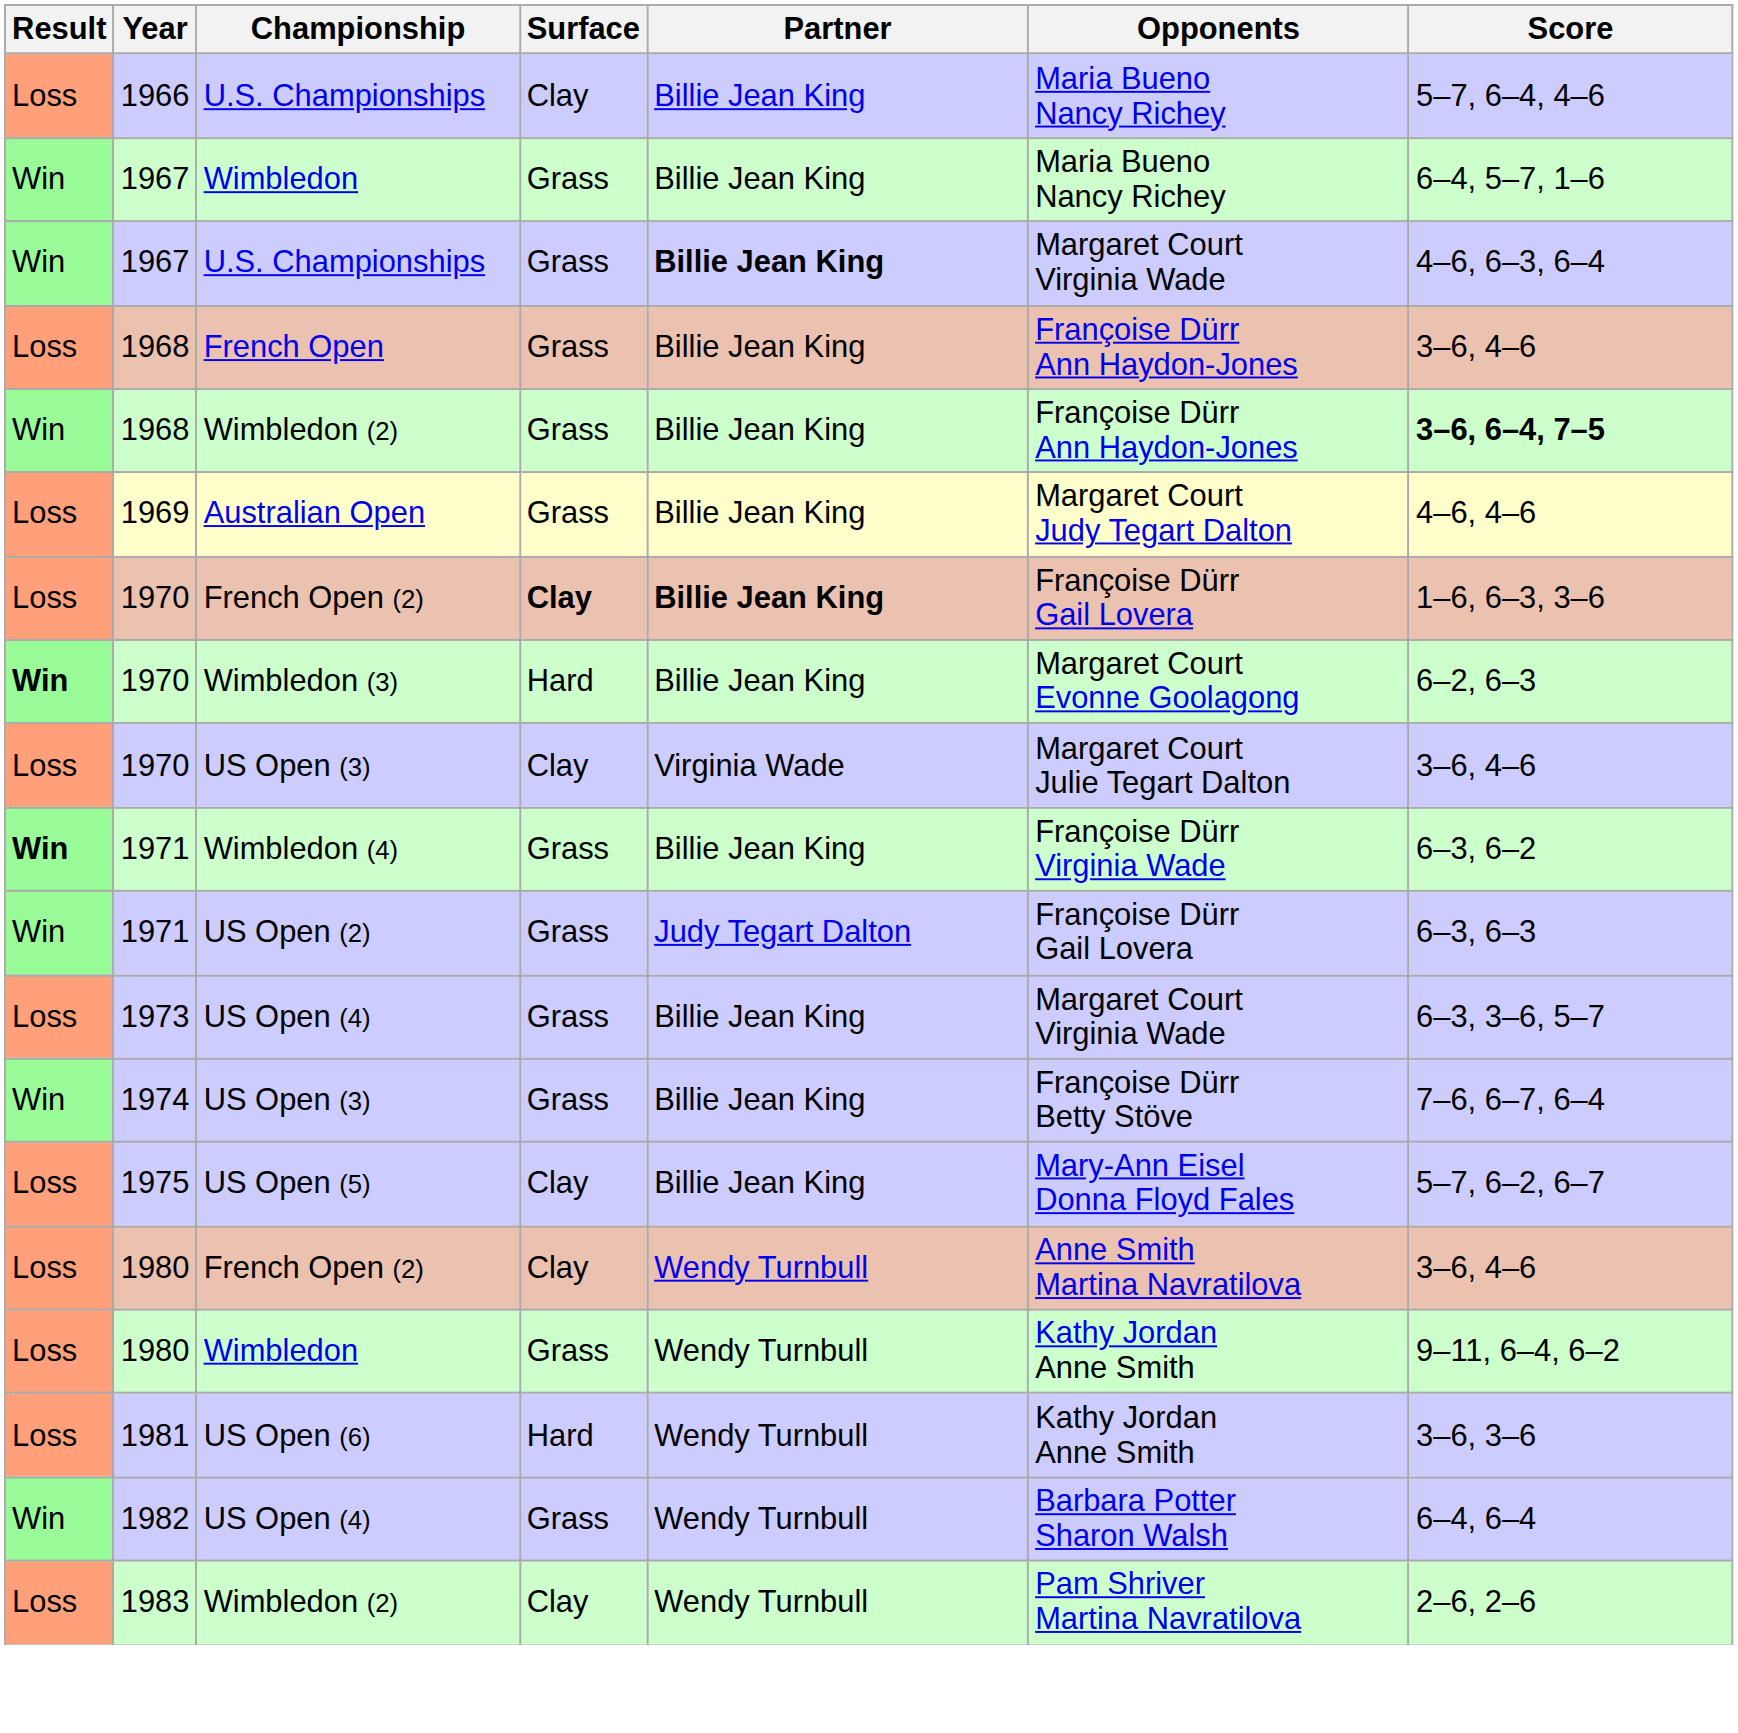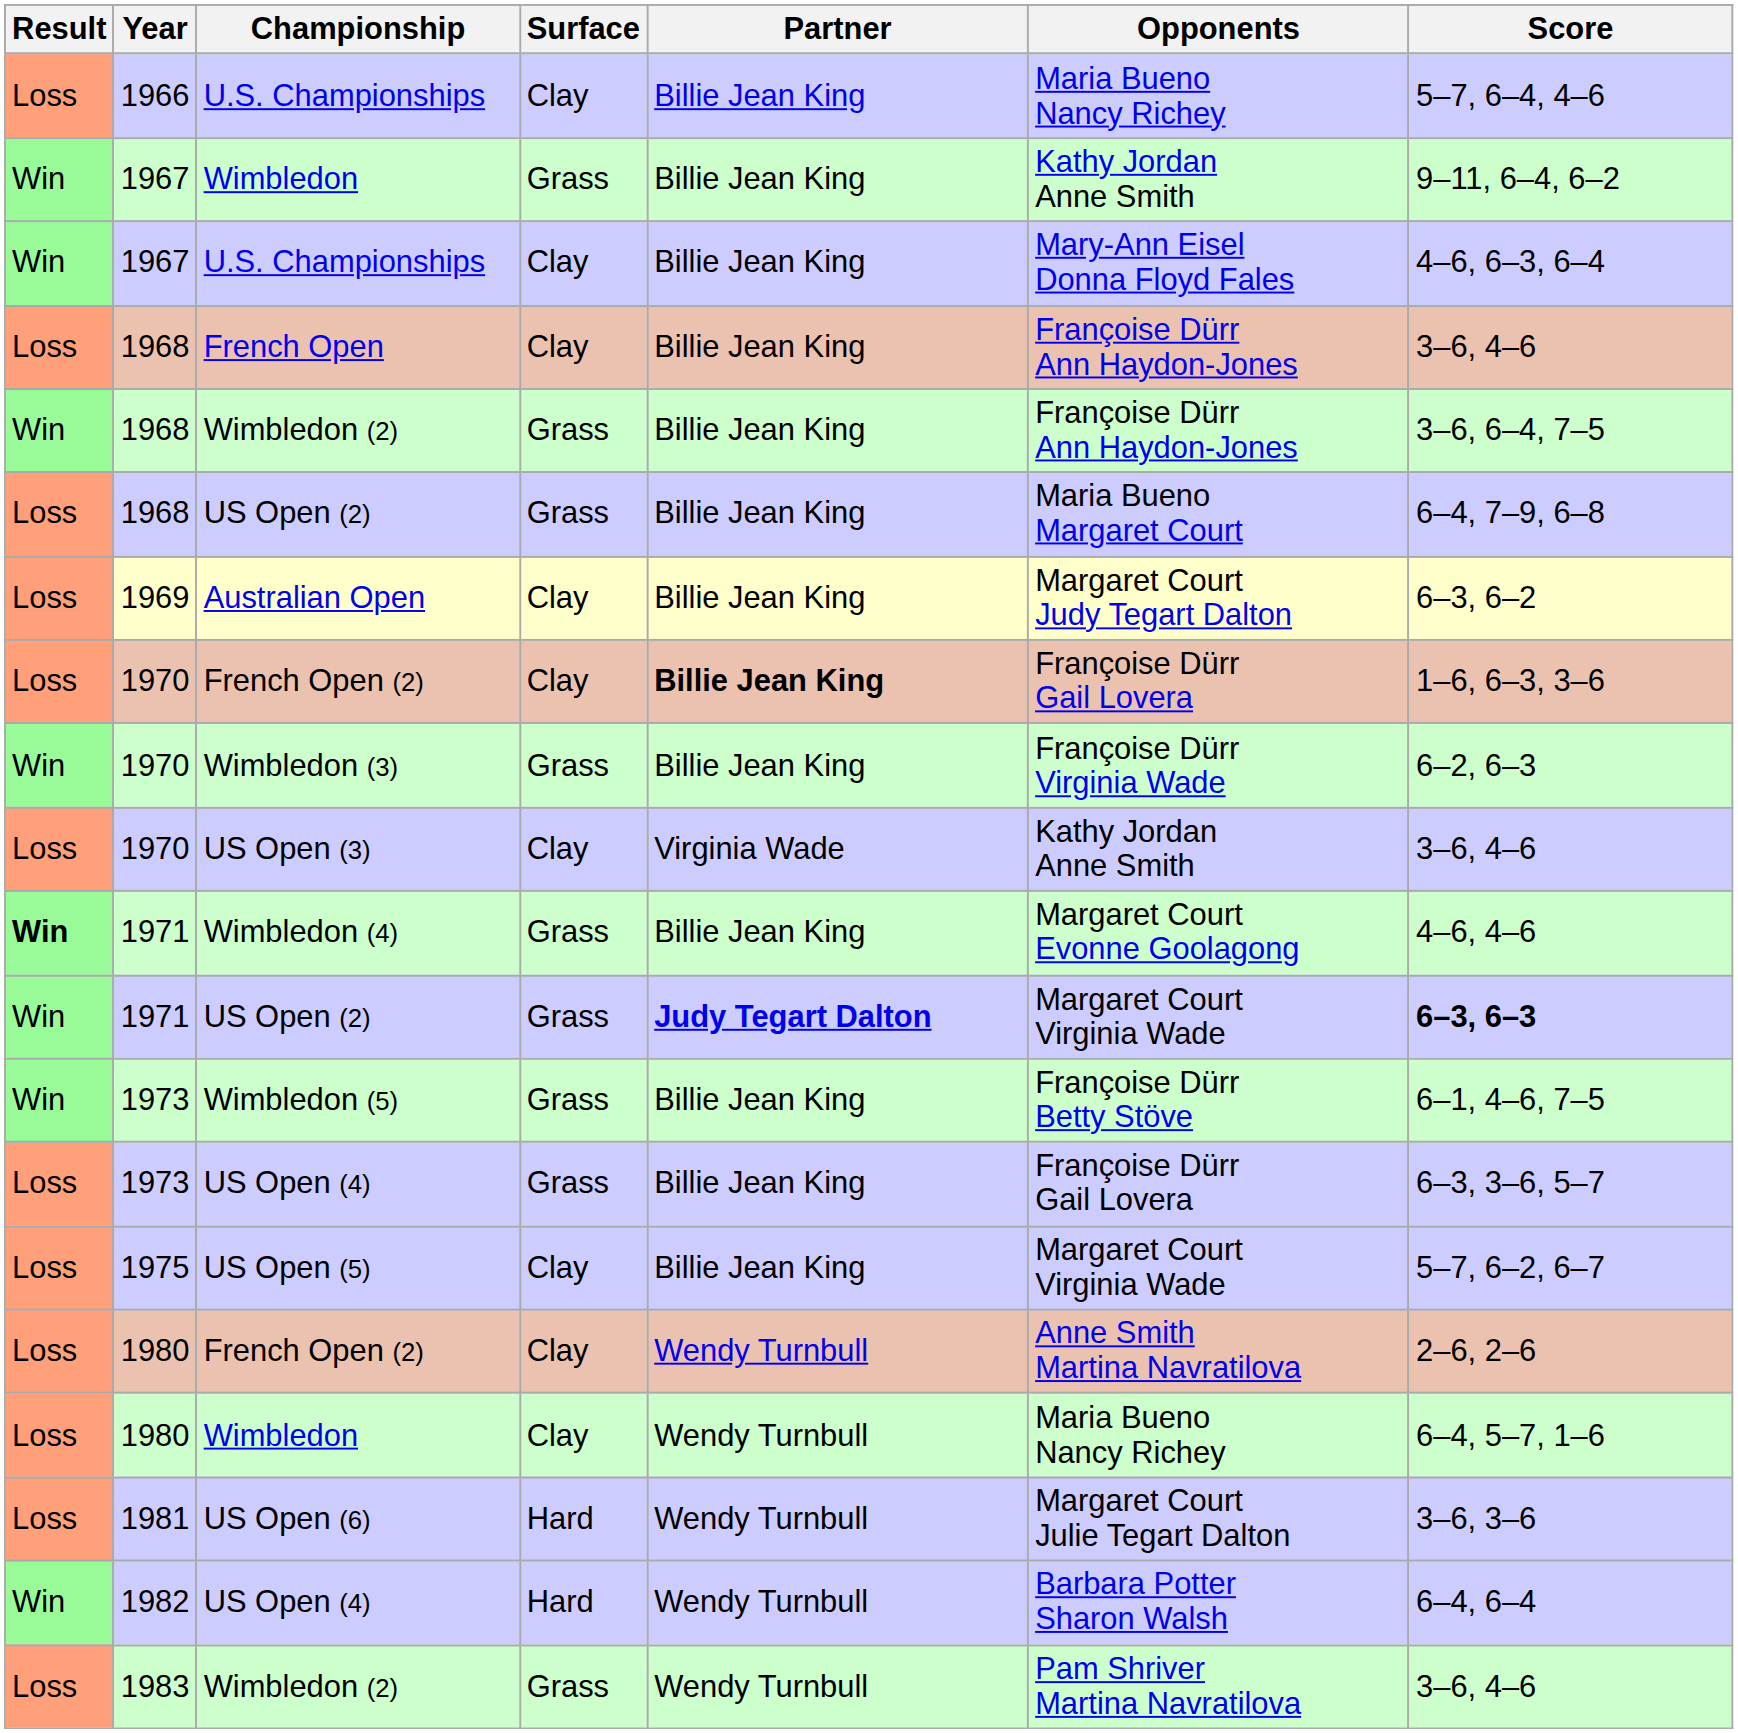(1130, 179) Maria Bueno Nancy Richey -> (1126, 179) Kathy Jordan Anne Smith
(1511, 179) 6–4, 5–7, 1–6 -> (1518, 179) 9–11, 6–4, 6–2
(568, 262) Grass -> (558, 262) Clay
(769, 262) bold -> (760, 262) normal
(1139, 262) Margaret Court Virginia Wade -> (1165, 262) Mary-Ann Eisel Donna Floyd Fales
(568, 346) Grass -> (558, 346) Clay
(1511, 430) bold -> (1511, 430) normal
+ row: (155, 513)
(568, 513) Grass -> (558, 597) Clay
(1476, 513) 4–6, 4–6 -> (1476, 597) 6–3, 6–2
(559, 597) bold -> (558, 681) normal
(40, 681) bold -> (39, 765) normal
(560, 681) Hard -> (568, 765) Grass
(1167, 681) Margaret Court Evonne Goolagong -> (1137, 765) Françoise Dürr Virginia Wade
(1163, 765) Margaret Court Julie Tegart Dalton -> (1126, 848) Kathy Jordan Anne Smith
(1137, 848) Françoise Dürr Virginia Wade -> (1167, 932) Margaret Court Evonne Goolagong
(1476, 848) 6–3, 6–2 -> (1476, 932) 4–6, 4–6
(783, 932) normal -> (793, 1016) bold
(1137, 932) Françoise Dürr Gail Lovera -> (1139, 1016) Margaret Court Virginia Wade
(1476, 932) normal -> (1476, 1016) bold
+ row: (155, 1099)
(1139, 1016) Margaret Court Virginia Wade -> (1137, 1183) Françoise Dürr Gail Lovera
- row: (155, 1099)
(1165, 1183) Mary-Ann Eisel Donna Floyd Fales -> (1139, 1267) Margaret Court Virginia Wade
(1476, 1267) 3–6, 4–6 -> (1476, 1351) 2–6, 2–6
(568, 1351) Grass -> (558, 1434) Clay
(1126, 1351) Kathy Jordan Anne Smith -> (1130, 1434) Maria Bueno Nancy Richey
(1518, 1351) 9–11, 6–4, 6–2 -> (1511, 1434) 6–4, 5–7, 1–6
(1126, 1434) Kathy Jordan Anne Smith -> (1163, 1518) Margaret Court Julie Tegart Dalton
(568, 1518) Grass -> (560, 1602) Hard
(558, 1602) Clay -> (568, 1685) Grass
(1476, 1602) 2–6, 2–6 -> (1476, 1685) 3–6, 4–6
